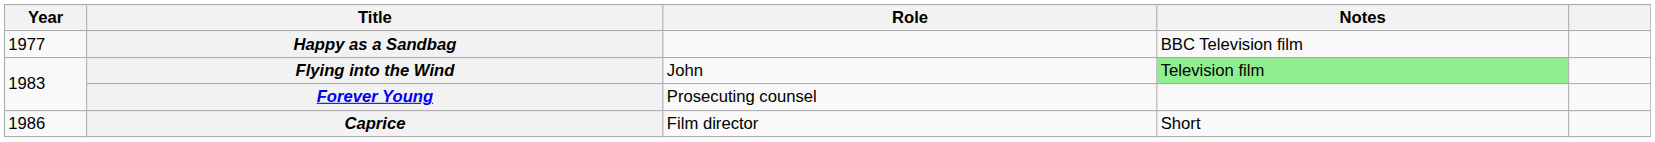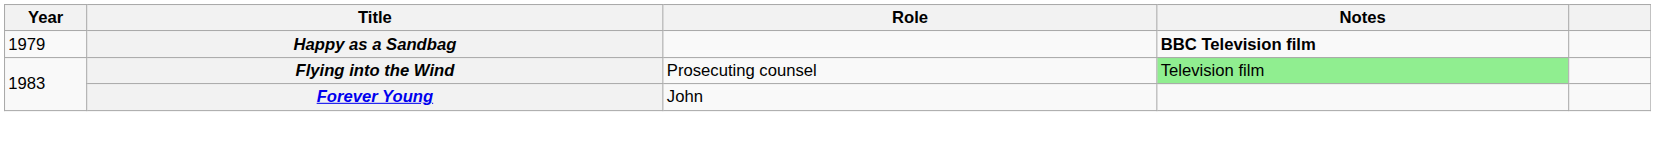(27, 44) 1977 -> (27, 44) 1979
(1232, 44) normal -> (1238, 44) bold
(685, 70) John -> (742, 70) Prosecuting counsel
(742, 96) Prosecuting counsel -> (685, 96) John
- row: (375, 123)
